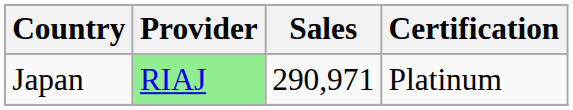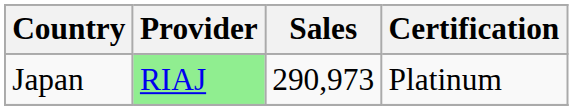(323, 79) 290,971 -> (323, 79) 290,973
